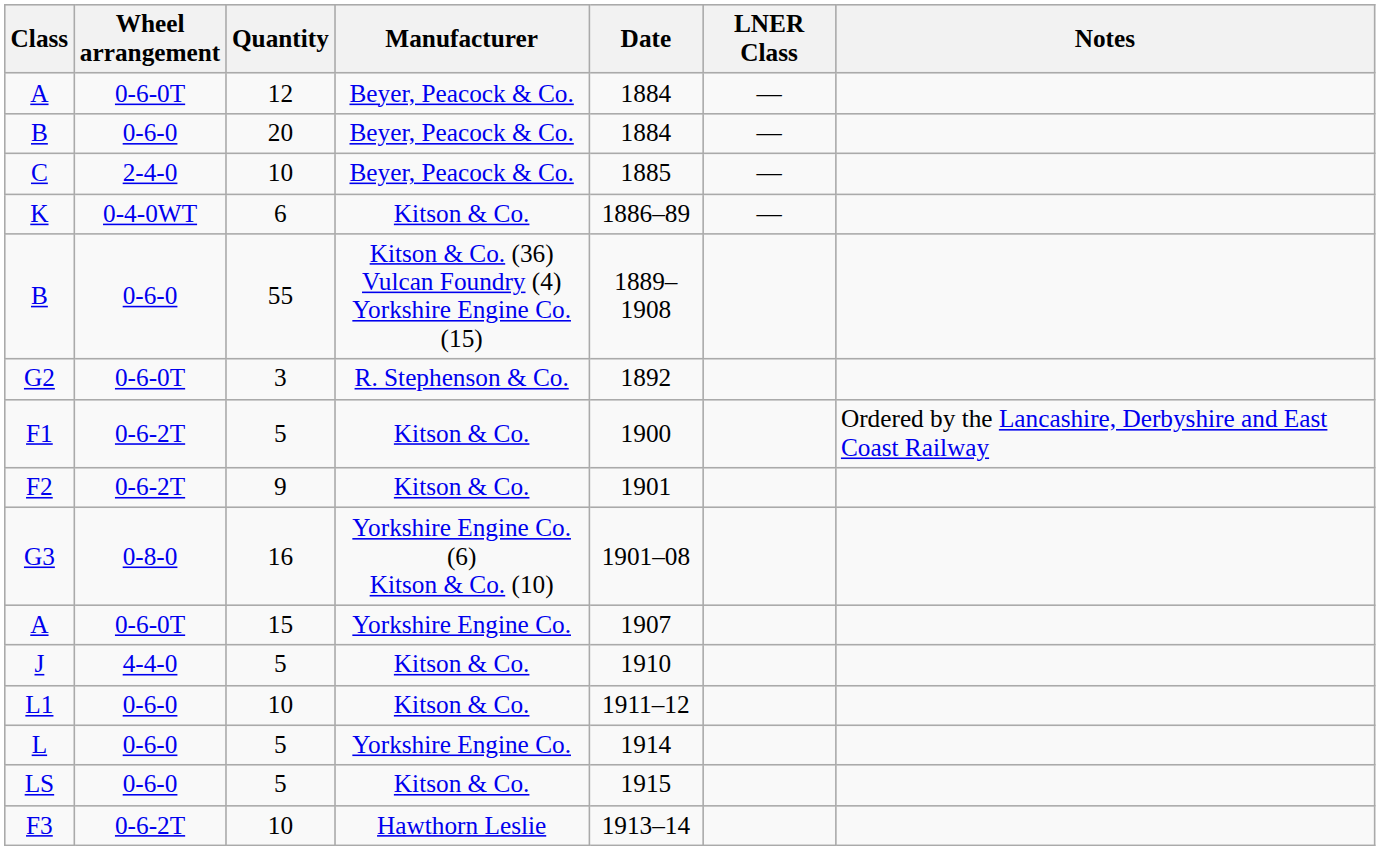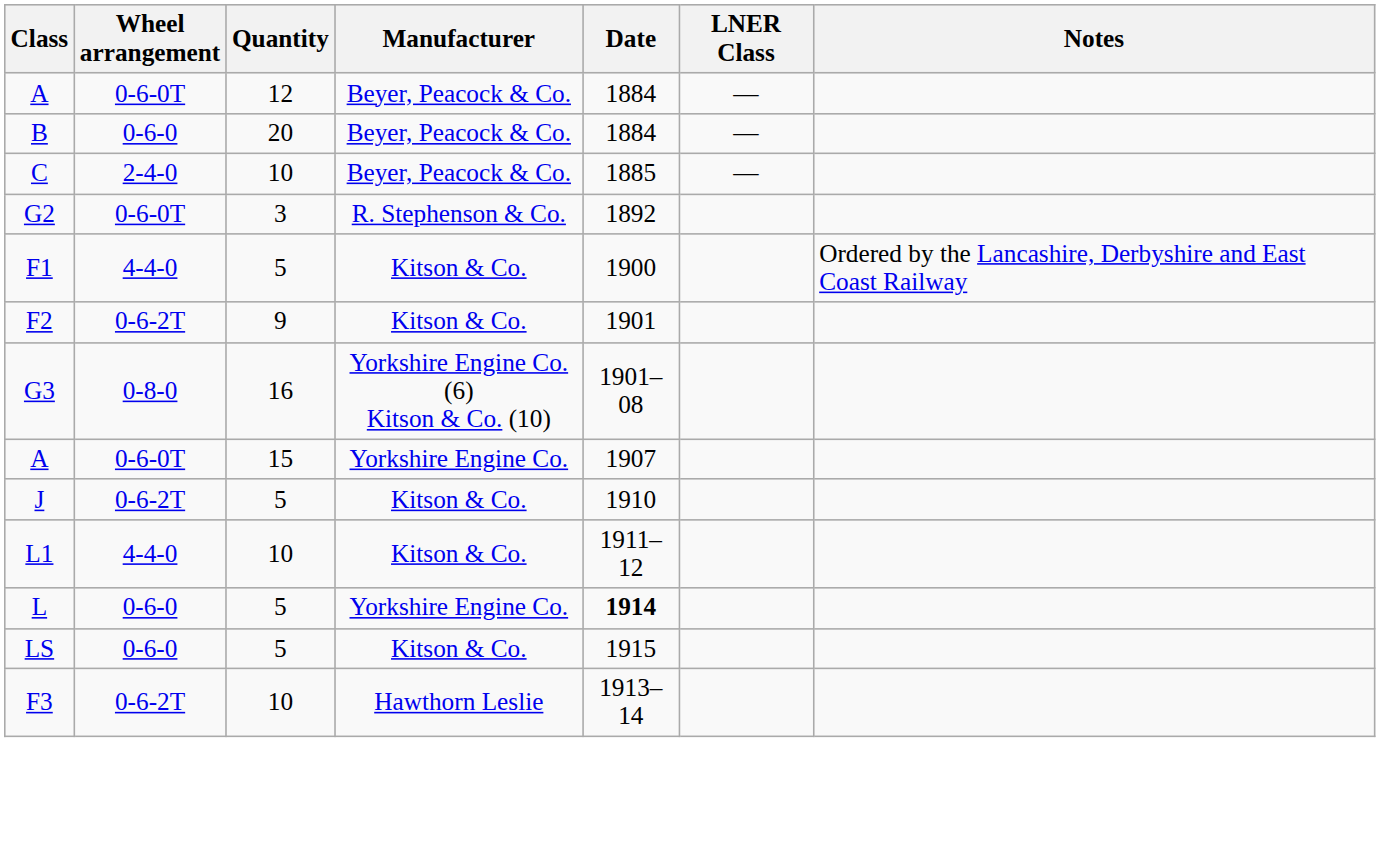- row: (39, 213)
- row: (39, 296)
(150, 433) 0-6-2T -> (150, 267) 4-4-0
(150, 664) 4-4-0 -> (150, 499) 0-6-2T
(150, 704) 0-6-0 -> (150, 553) 4-4-0
(646, 744) normal -> (631, 607) bold
